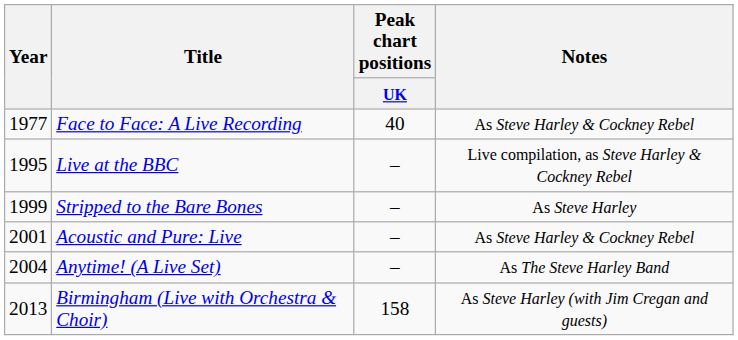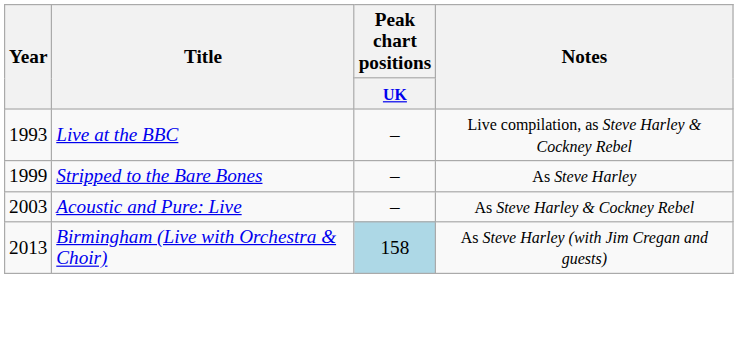- row: (179, 123)
(28, 165) 1995 -> (28, 134) 1993
(28, 236) 2001 -> (28, 206) 2003
- row: (138, 267)
(395, 308) no background -> (395, 247) lightblue background
